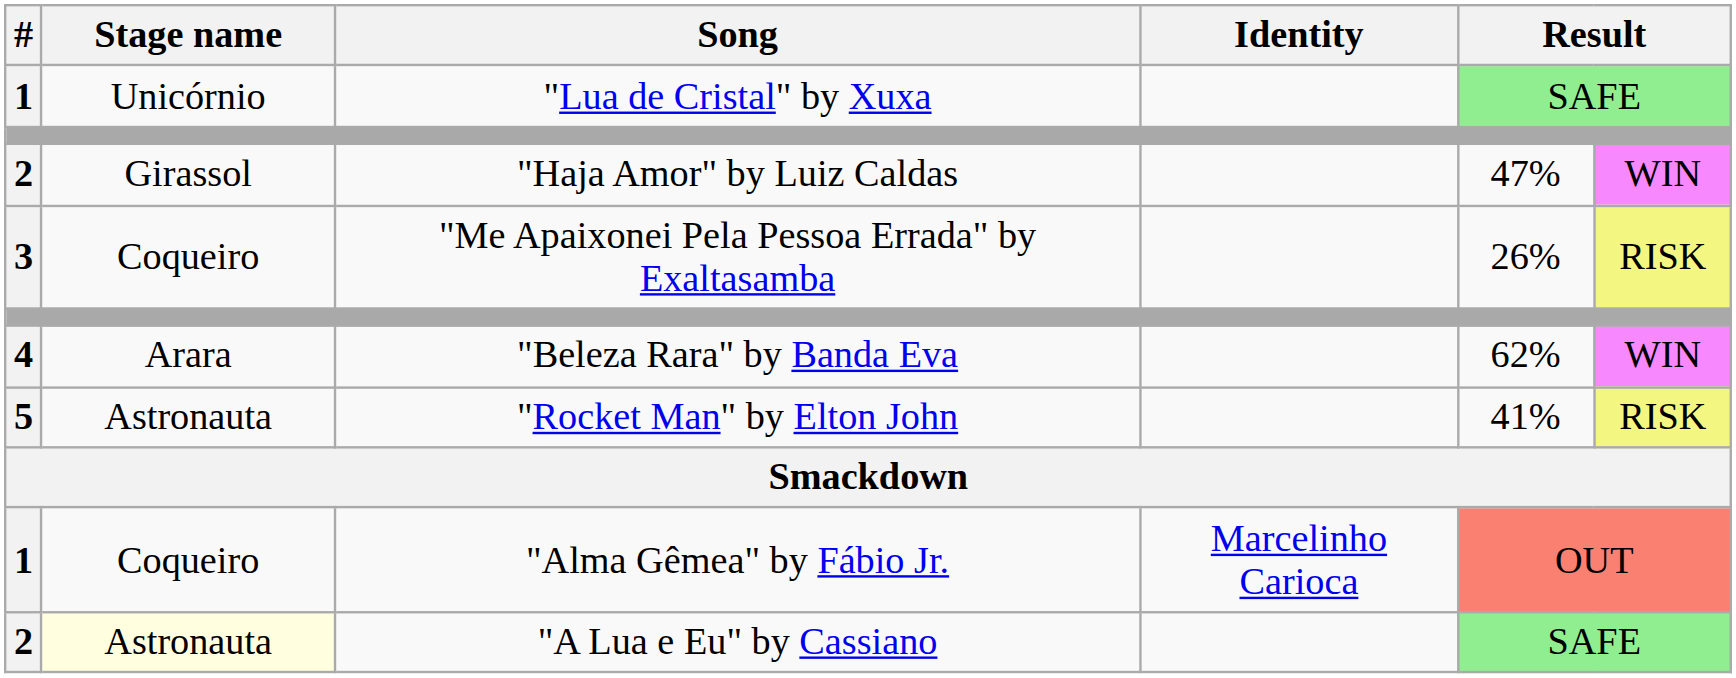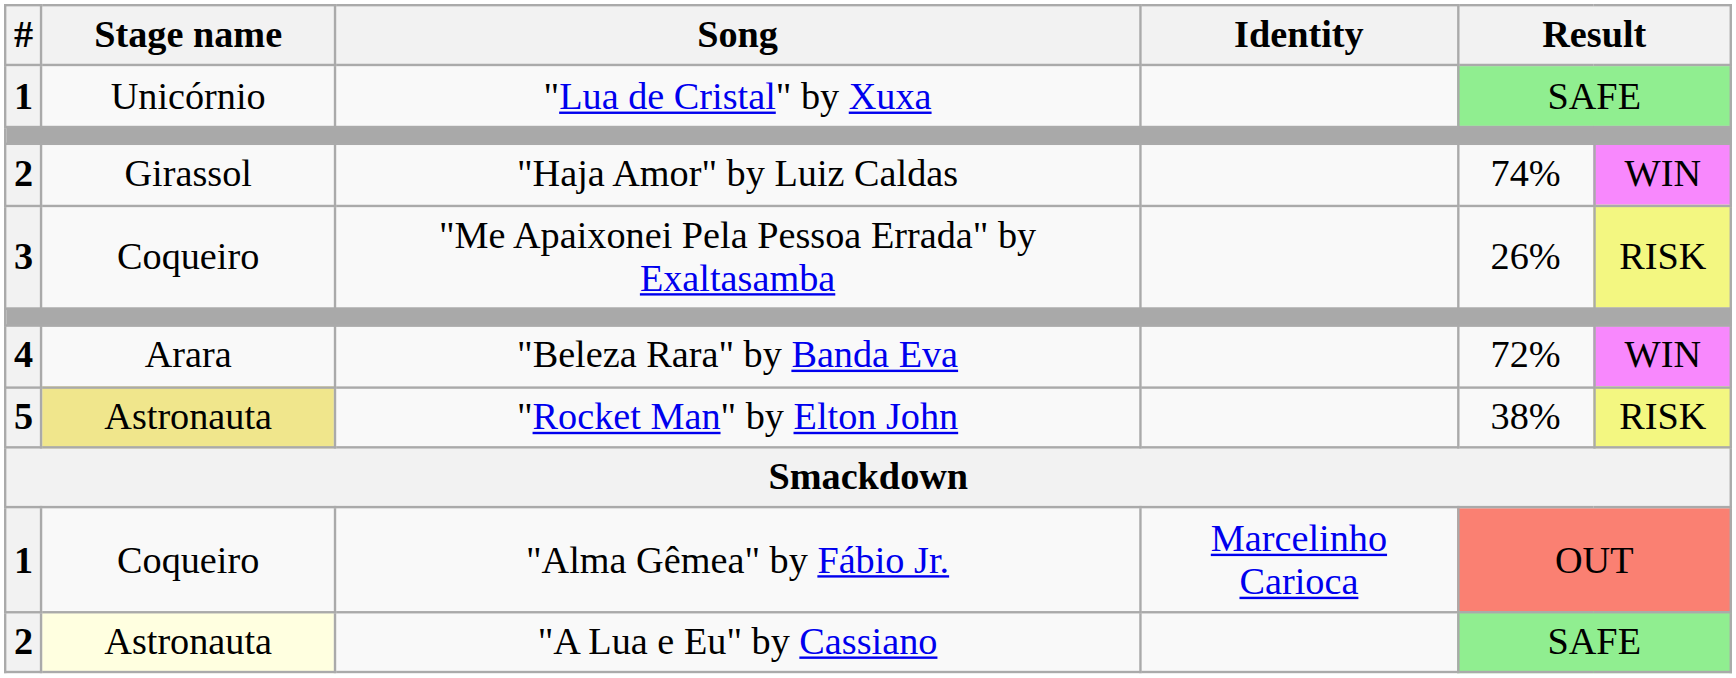(1526, 173) 47% -> (1526, 173) 74%
(1526, 355) 62% -> (1526, 355) 72%
(188, 416) no background -> (188, 416) khaki background
(1526, 416) 41% -> (1526, 416) 38%
